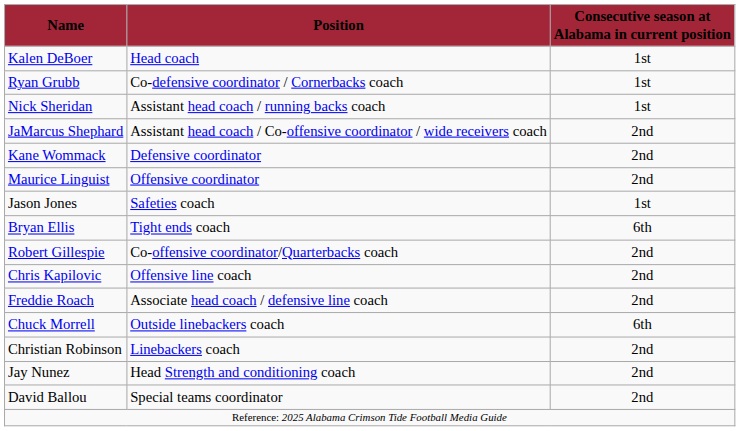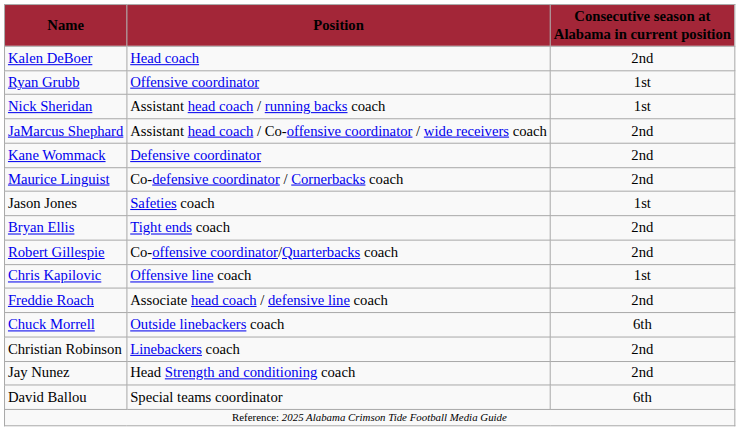(642, 58) 1st -> (642, 58) 2nd
(267, 82) Co-defensive coordinator / Cornerbacks coach -> (195, 82) Offensive coordinator
(195, 179) Offensive coordinator -> (267, 179) Co-defensive coordinator / Cornerbacks coach
(642, 228) 6th -> (642, 228) 2nd
(642, 276) 2nd -> (642, 276) 1st
(642, 397) 2nd -> (642, 397) 6th
